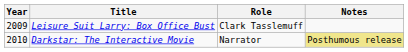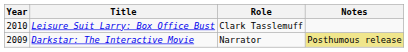(17, 26) 2009 -> (17, 26) 2010
(17, 40) 2010 -> (17, 40) 2009
